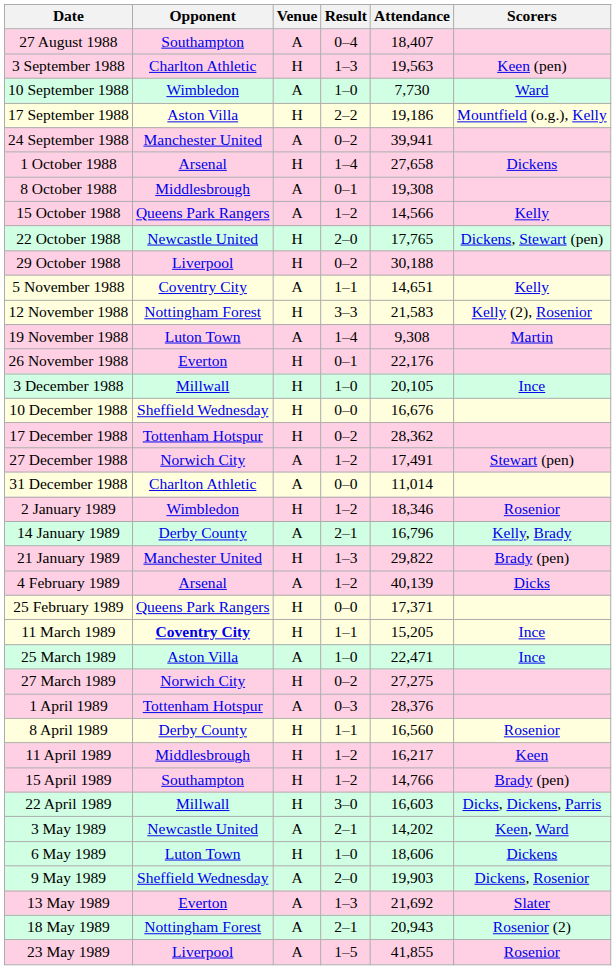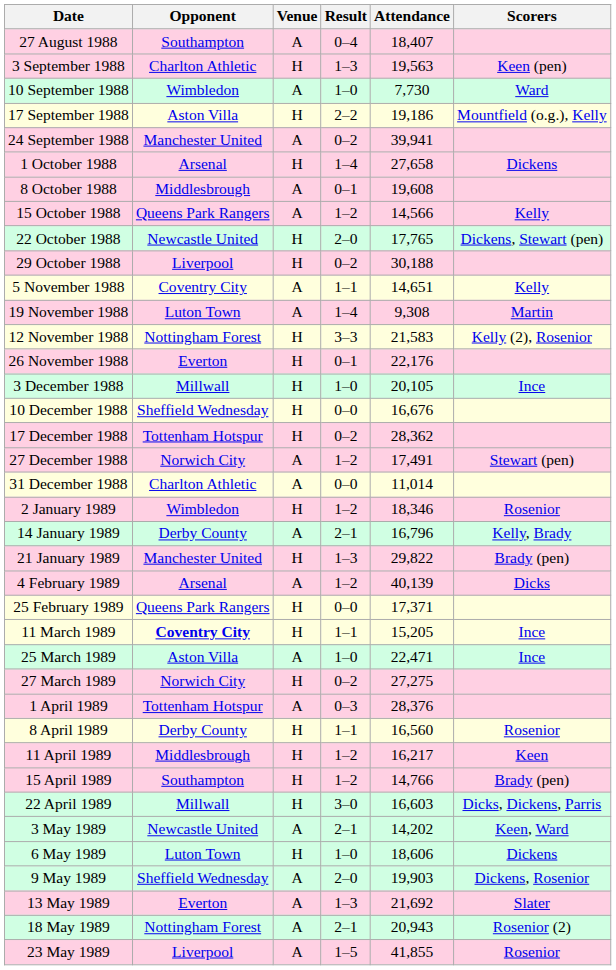(412, 189) 19,308 -> (412, 189) 19,608
rows swapped: (68, 312) <-> (68, 336)
